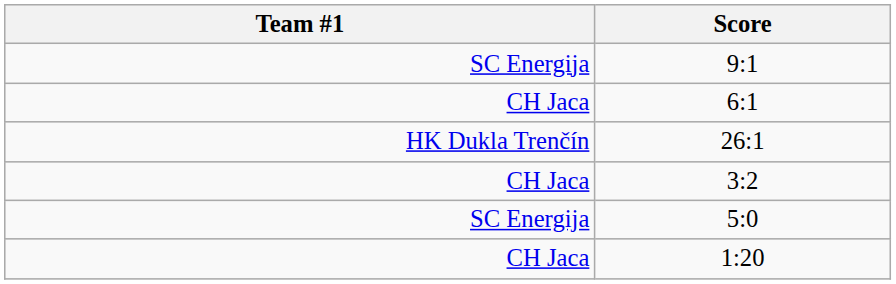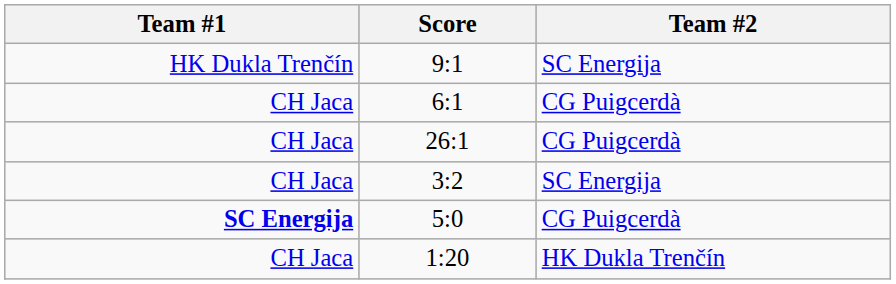+ column: (713, 24)
(530, 63) SC Energija -> (262, 63) HK Dukla Trenčín
(498, 141) HK Dukla Trenčín -> (312, 141) CH Jaca
(530, 219) normal -> (289, 219) bold
